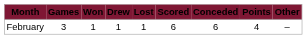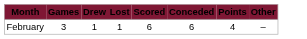- column: (93, 12)
